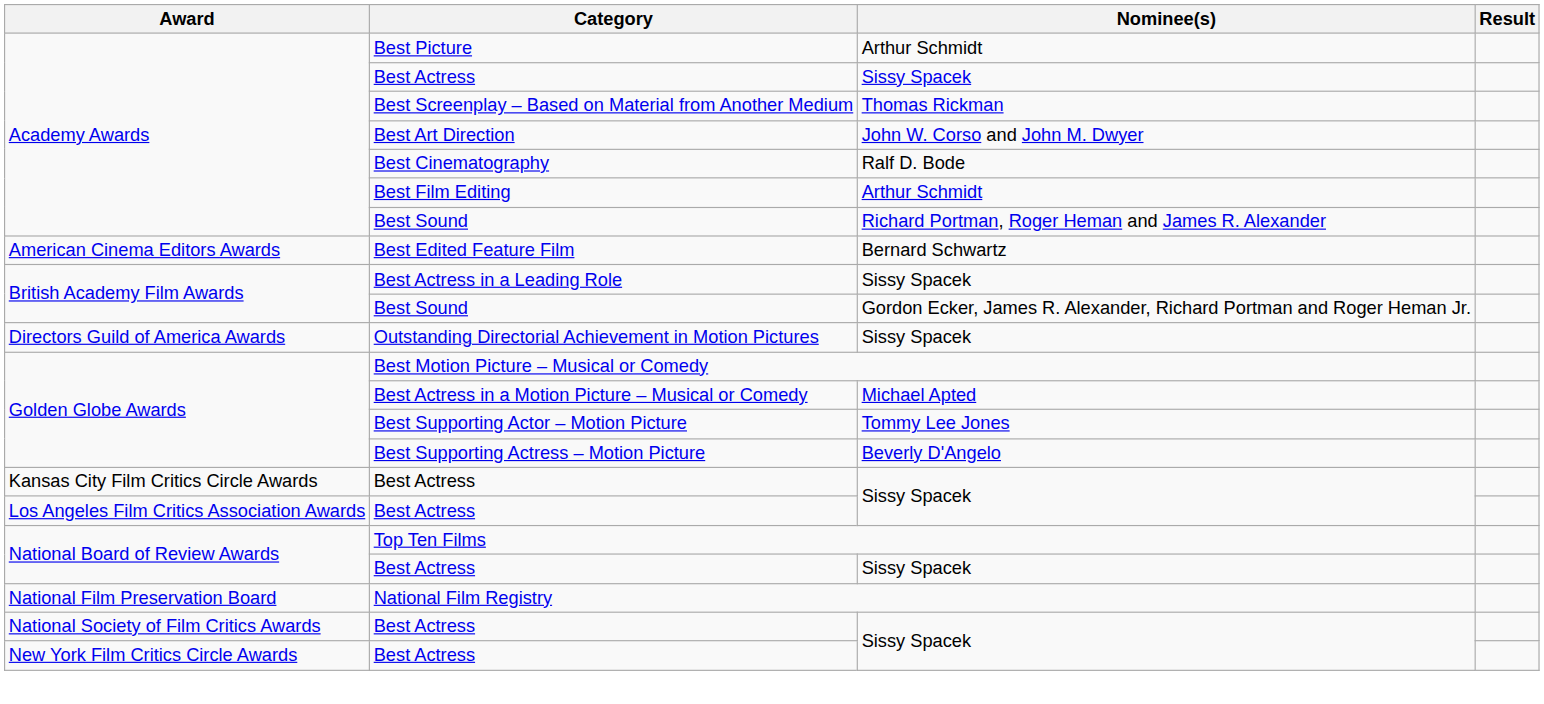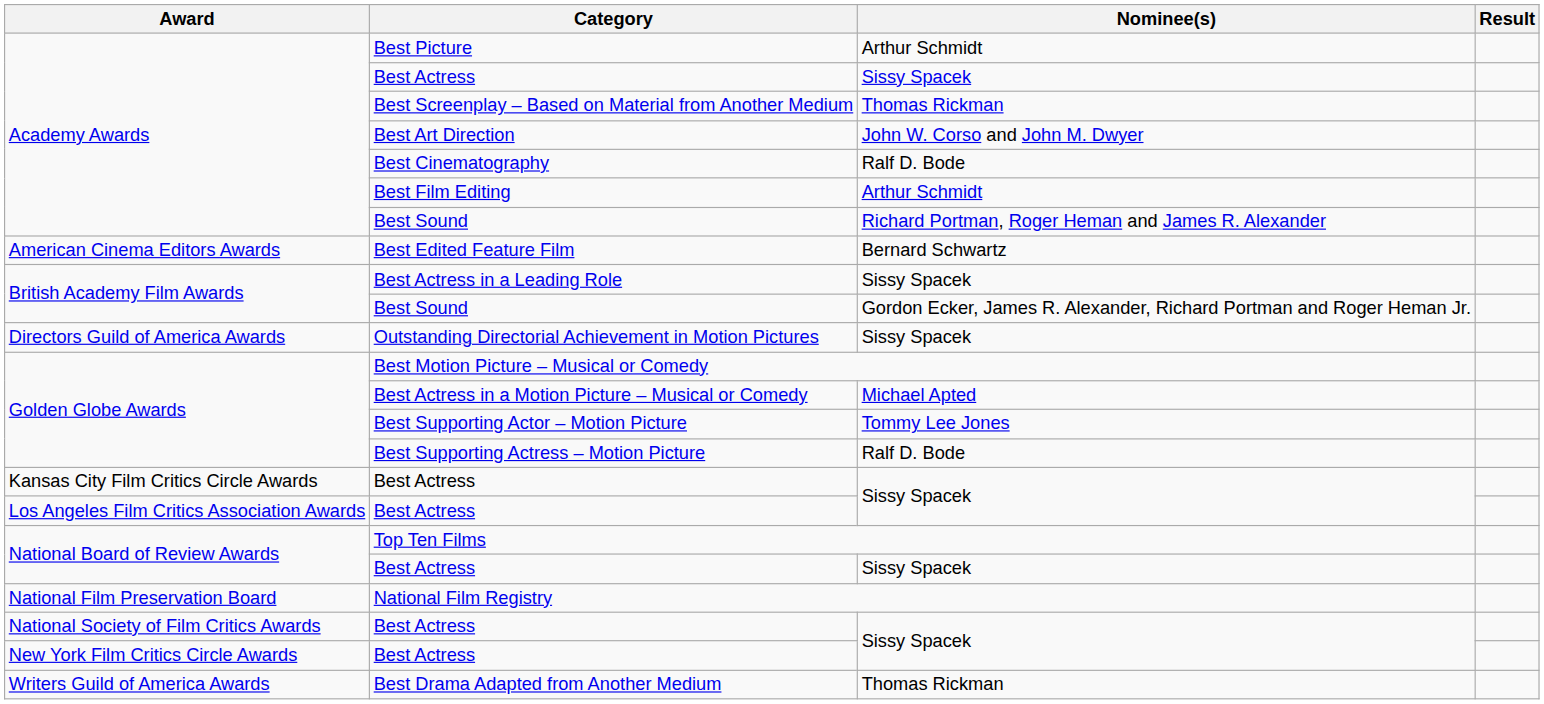(931, 452) Beverly D'Angelo -> (913, 452) Ralf D. Bode
+ row: (139, 684)
